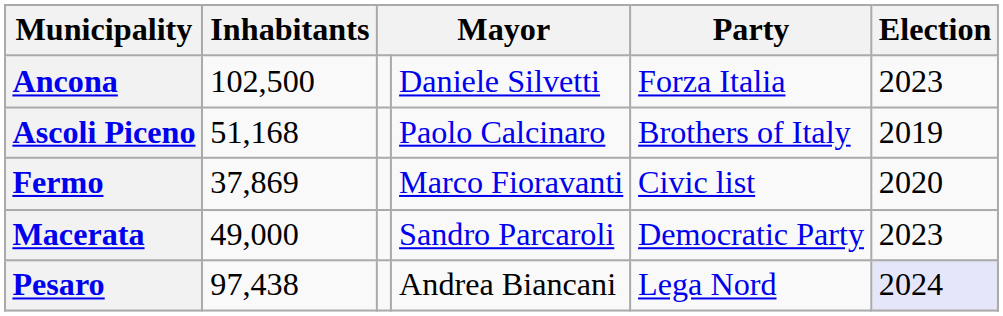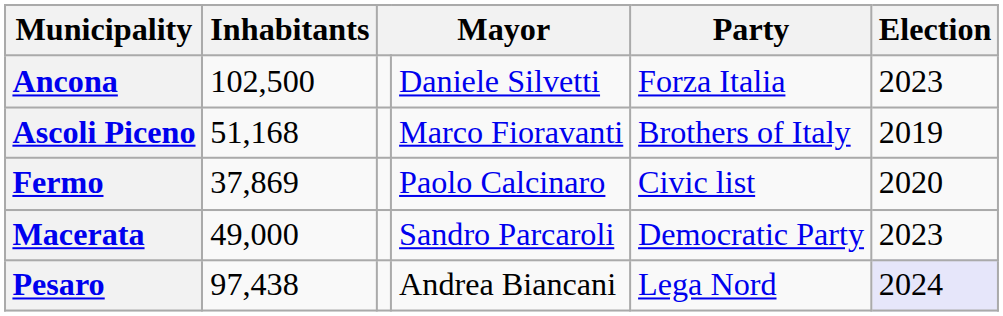(502, 132) Paolo Calcinaro -> (511, 132) Marco Fioravanti
(511, 183) Marco Fioravanti -> (502, 183) Paolo Calcinaro
